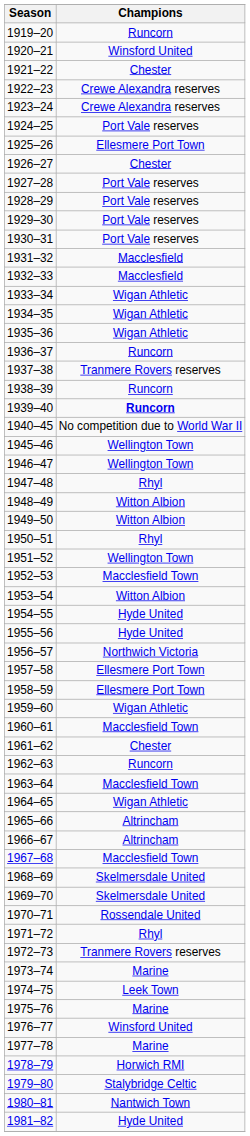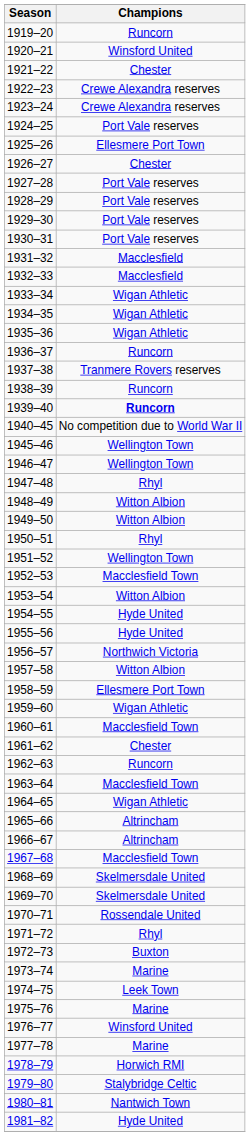(150, 671) Ellesmere Port Town -> (150, 671) Witton Albion
(150, 952) Tranmere Rovers reserves -> (150, 952) Buxton
